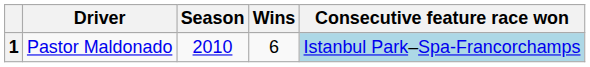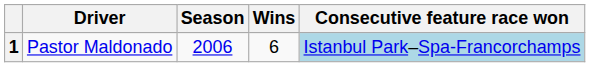(212, 47) 2010 -> (212, 47) 2006
